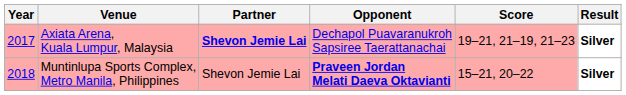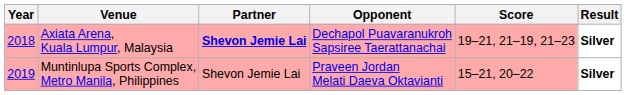(21, 41) 2017 -> (21, 41) 2018
(21, 74) 2018 -> (21, 74) 2019
(381, 74) bold -> (378, 74) normal
